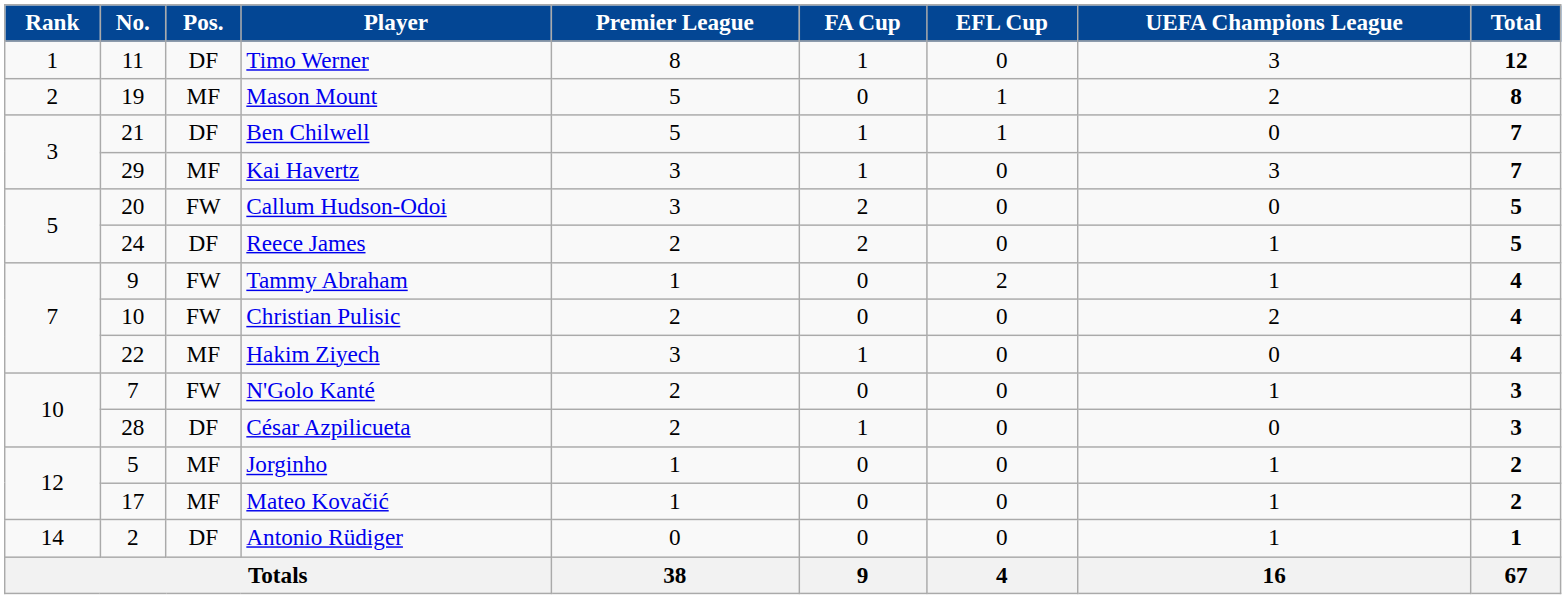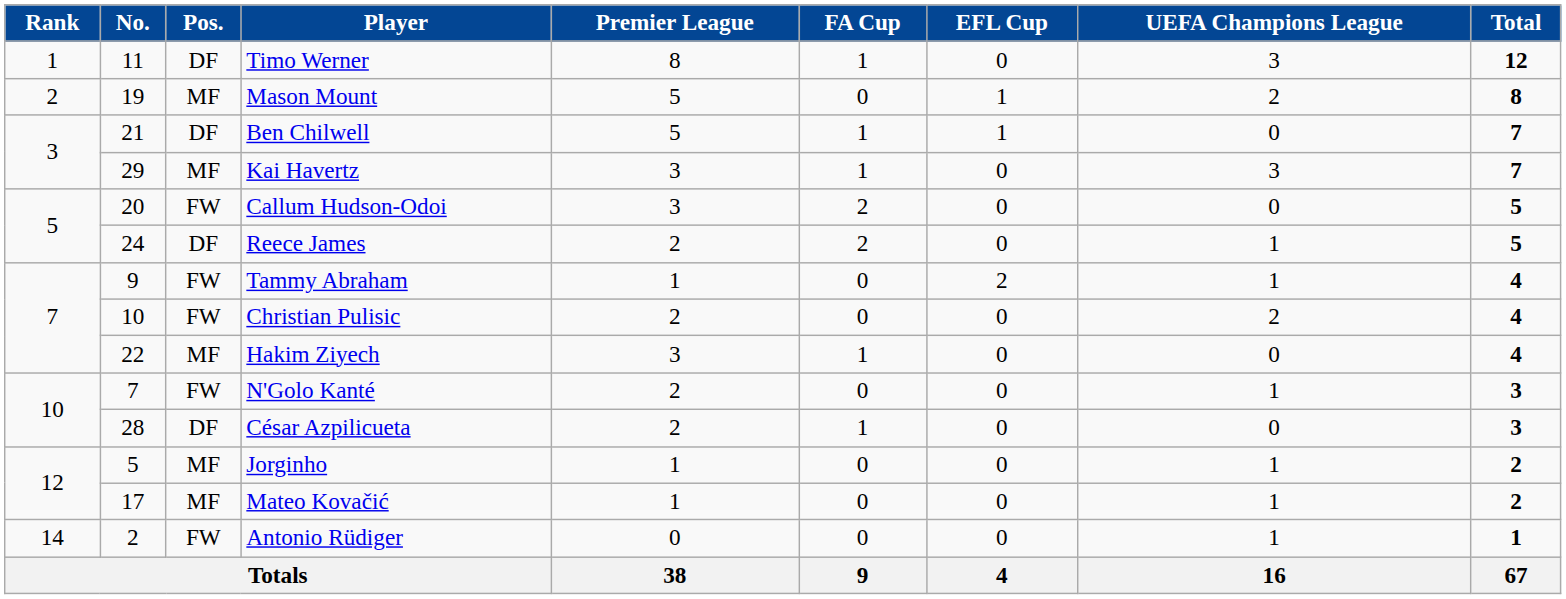(203, 538) DF -> (203, 538) FW
